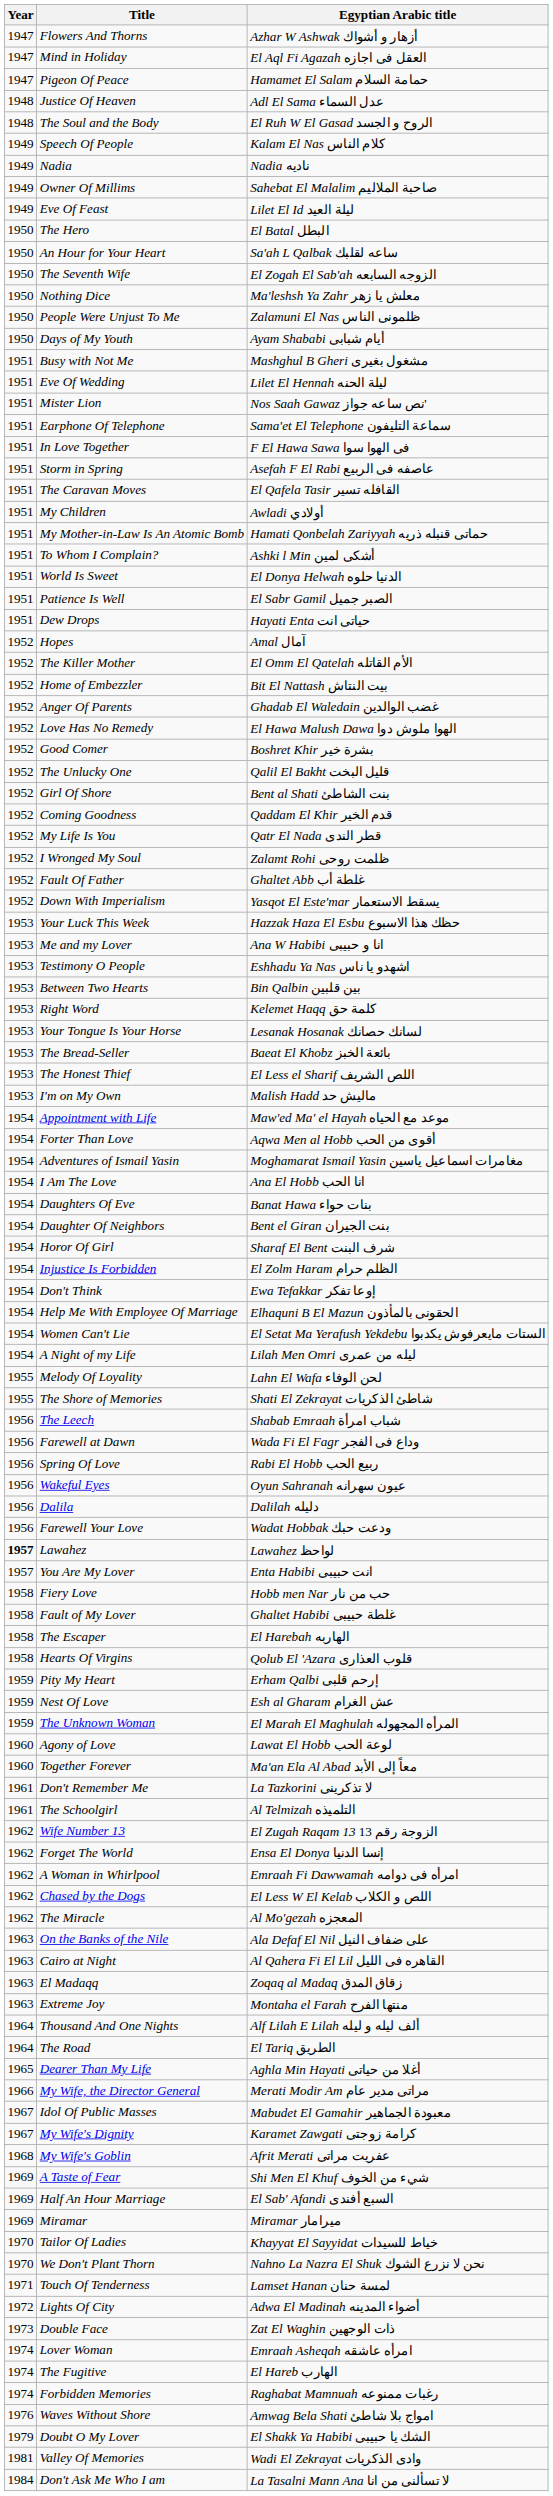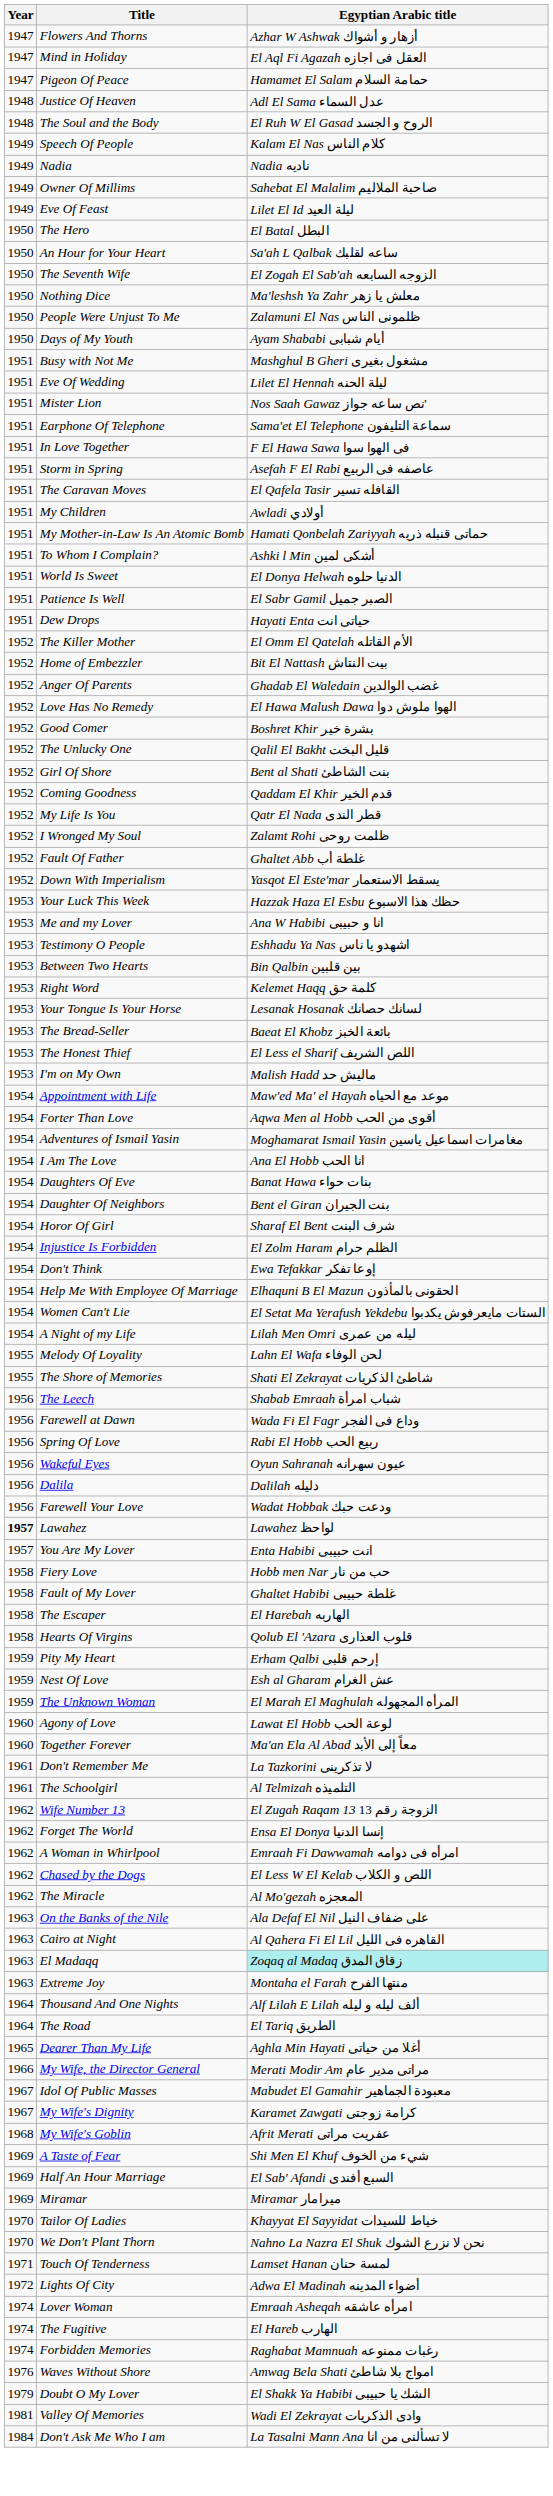- row: (56, 641)
(326, 1983) no background -> (326, 1961) paleturquoise background
- row: (74, 2328)
